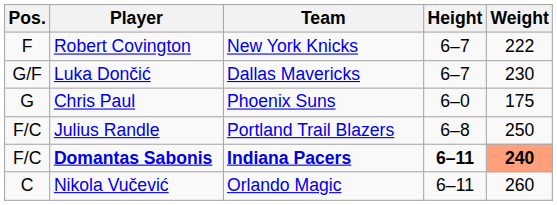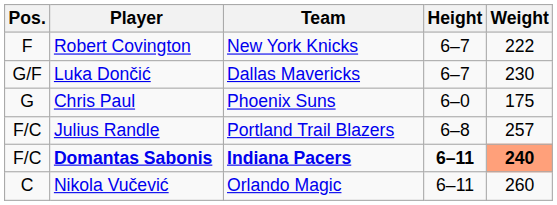(520, 130) 250 -> (520, 130) 257
